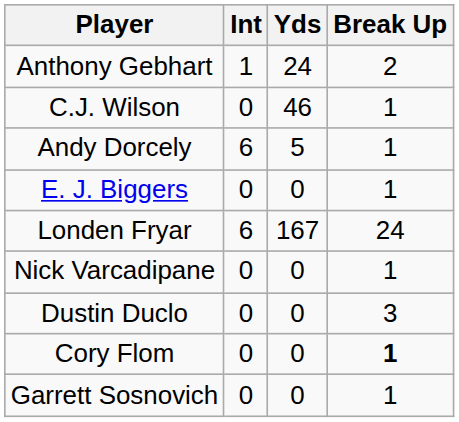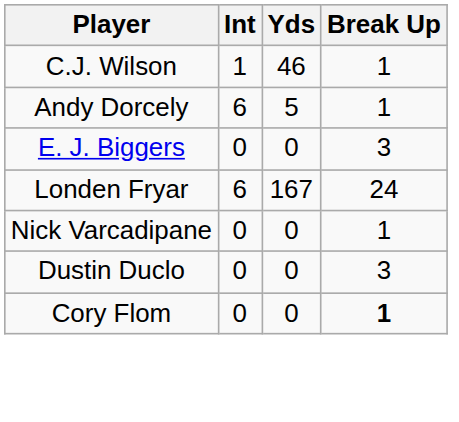- row: (115, 66)
(246, 107) 0 -> (240, 66) 1
(390, 189) 1 -> (384, 148) 3
- row: (115, 395)
